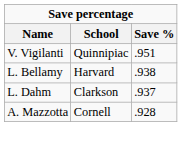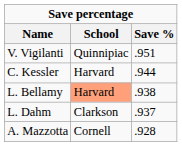+ row: (33, 72)
(94, 72) no background -> (94, 92) lightsalmon background
